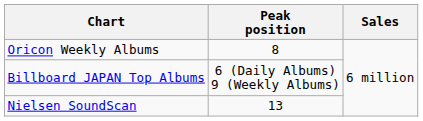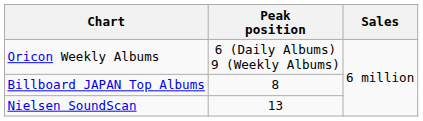(275, 50) 8 -> (275, 57) 6 (Daily Albums) 9 (Weekly Albums)
(275, 78) 6 (Daily Albums) 9 (Weekly Albums) -> (275, 85) 8
